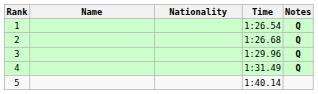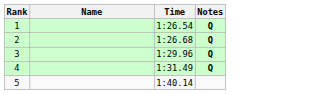- column: (198, 11)
